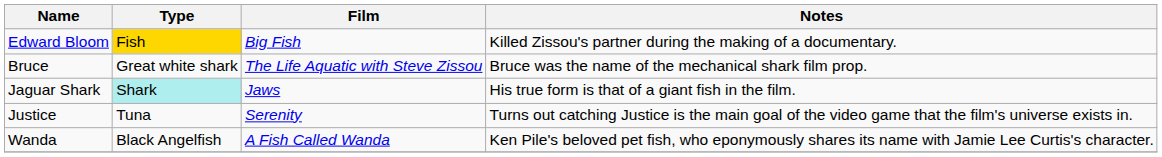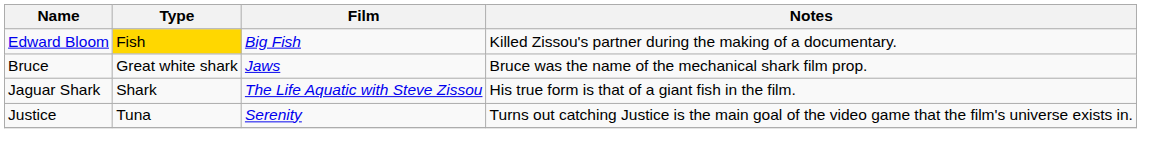(364, 66) The Life Aquatic with Steve Zissou -> (263, 66) Jaws
(136, 90) paleturquoise background -> (136, 90) no background
(263, 90) Jaws -> (364, 90) The Life Aquatic with Steve Zissou
- row: (32, 139)
